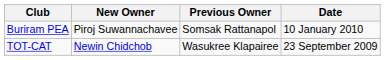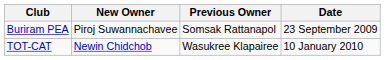(323, 30) 10 January 2010 -> (330, 30) 23 September 2009
(330, 47) 23 September 2009 -> (323, 47) 10 January 2010
